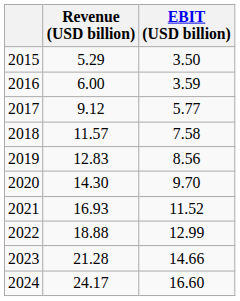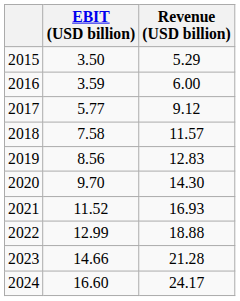columns swapped: (91, 25) <-> (187, 25)
